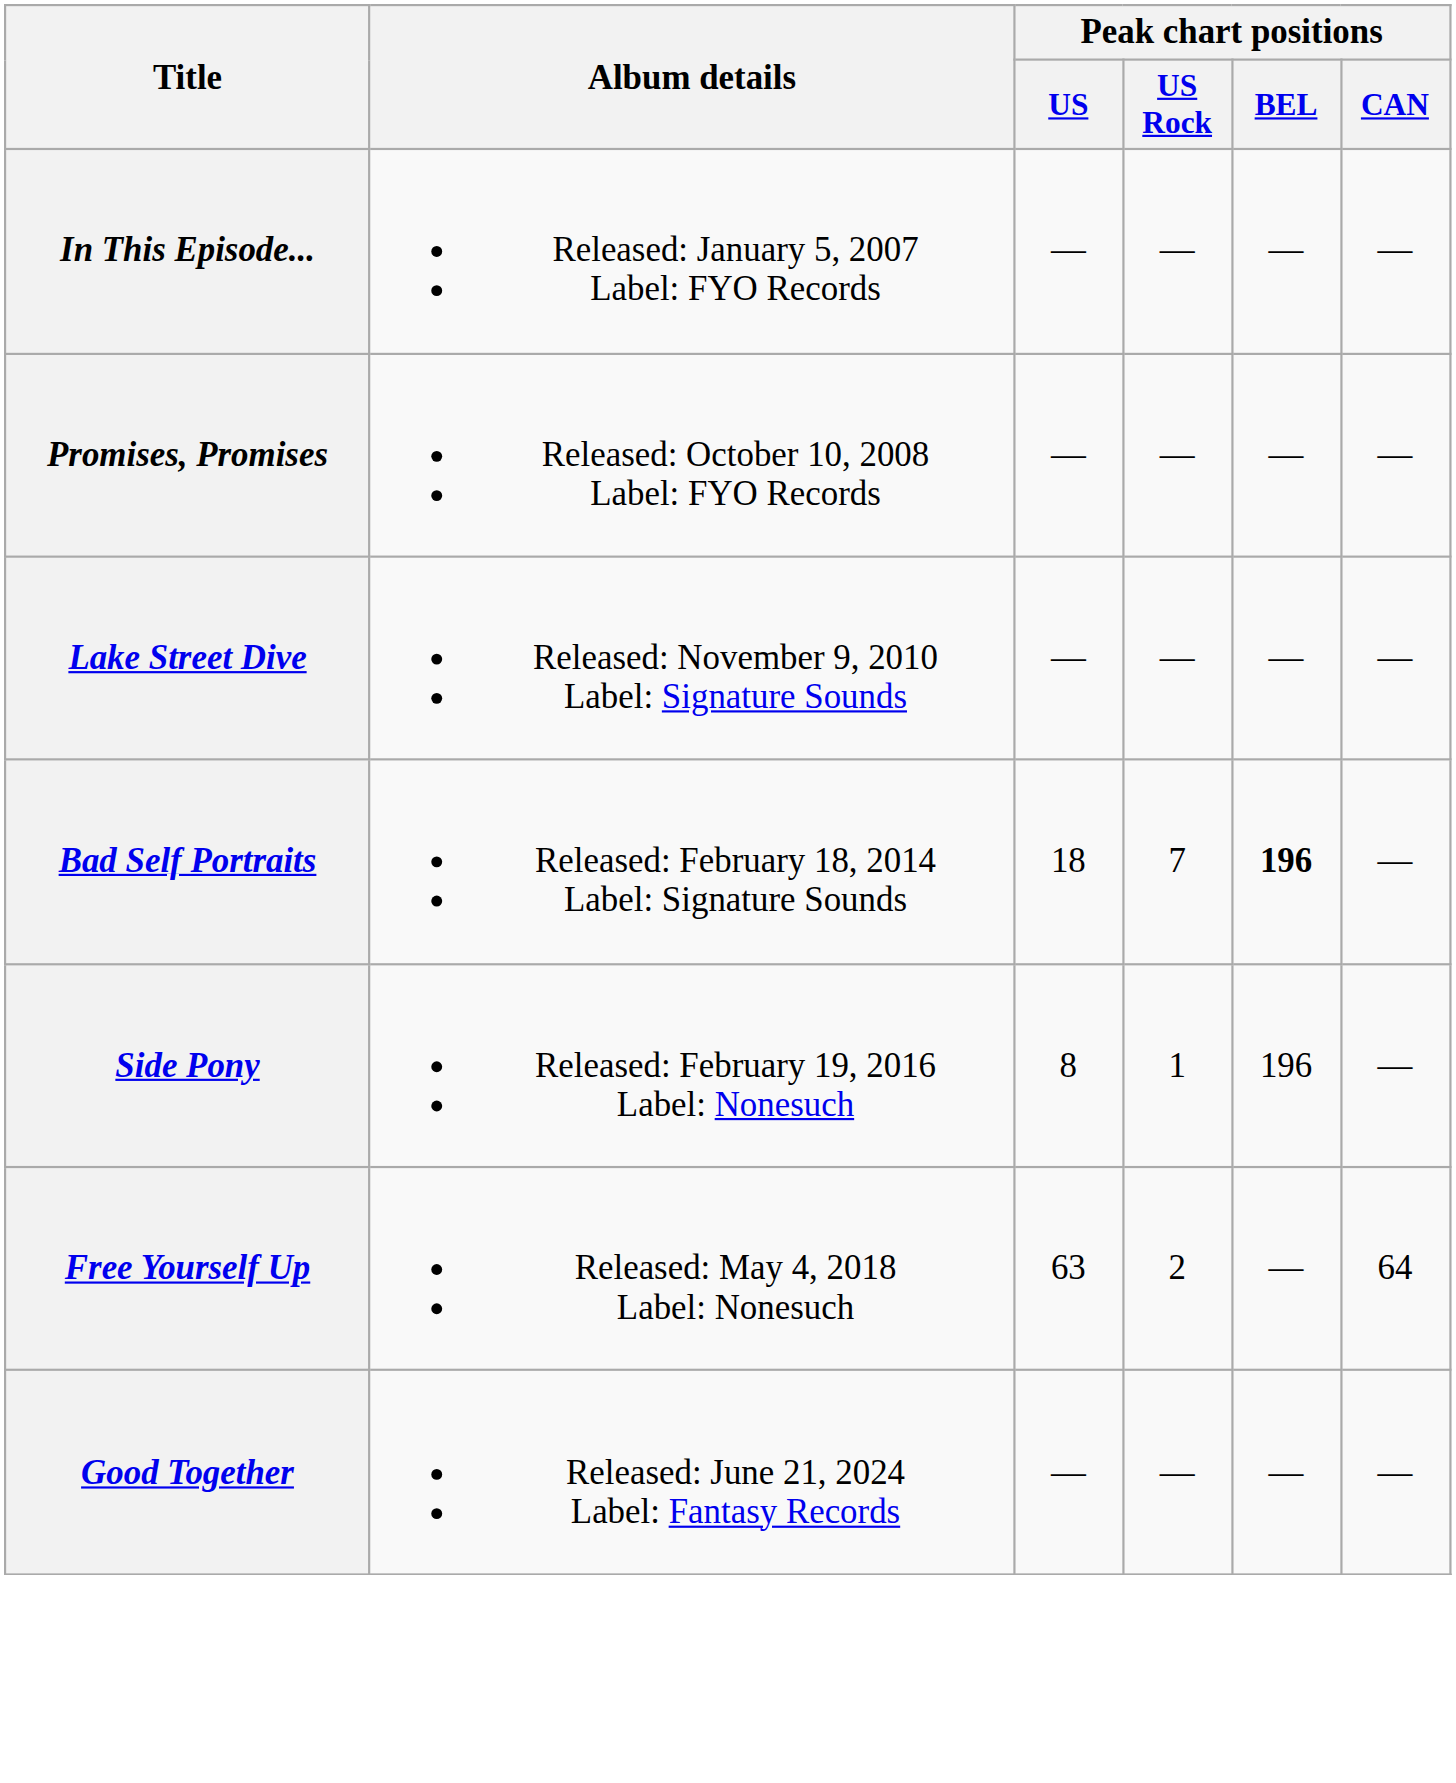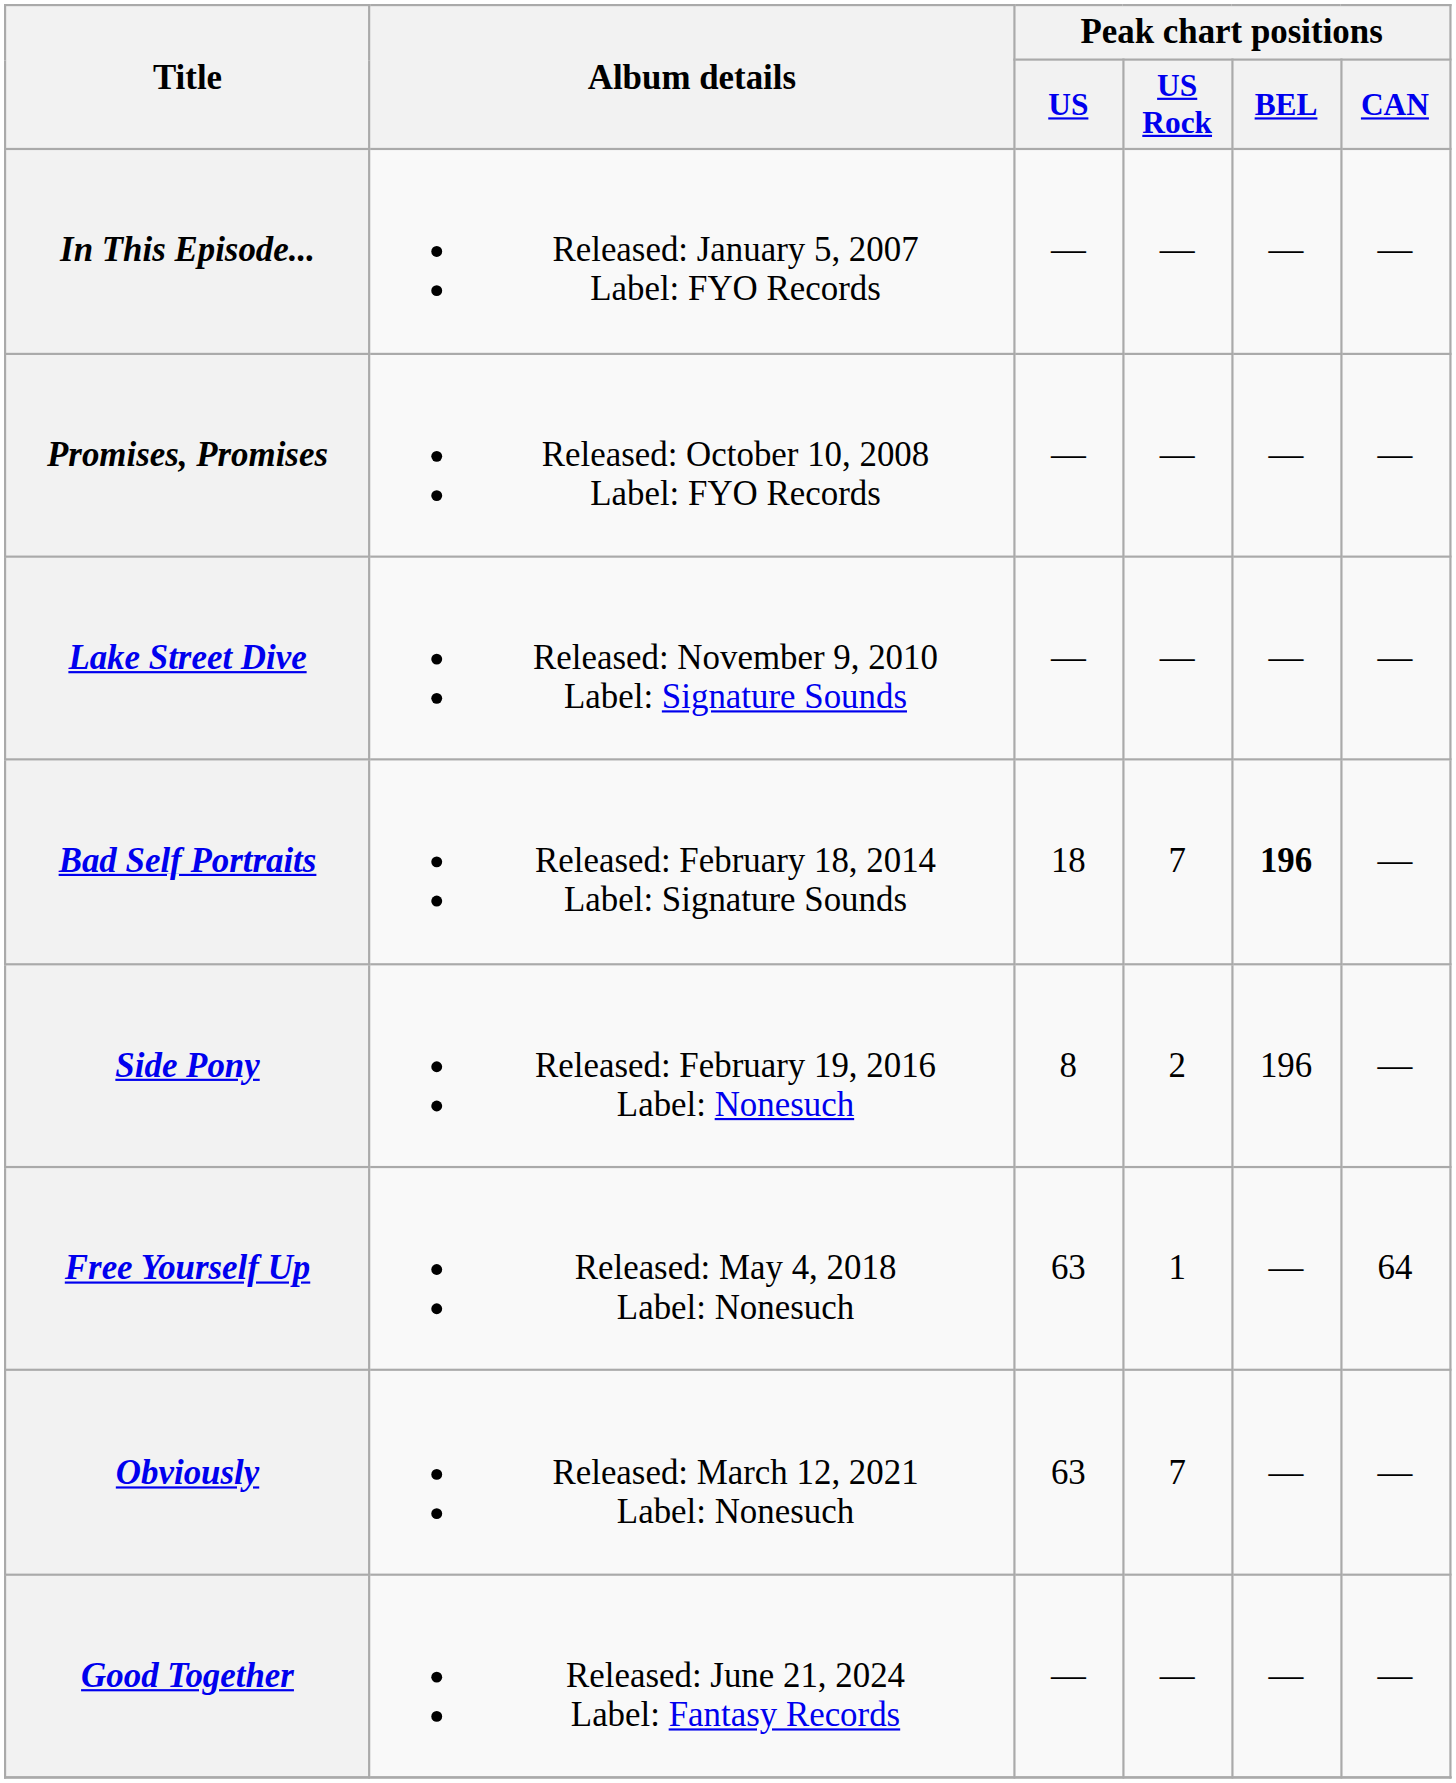(1177, 1064) 1 -> (1177, 1064) 2
(1177, 1268) 2 -> (1177, 1268) 1
+ row: (188, 1471)
